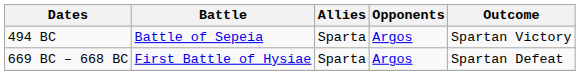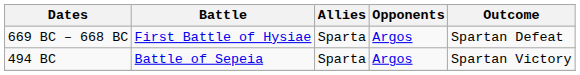rows swapped: (68, 59) <-> (32, 37)
